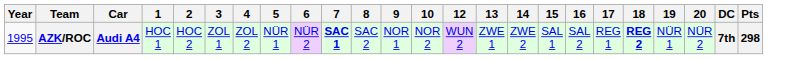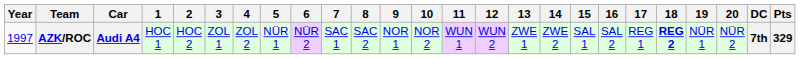+ column: (459, 13)
(20, 38) 1995 -> (20, 38) 1997
(337, 38) bold -> (336, 38) normal
(750, 38) 298 -> (783, 38) 329
